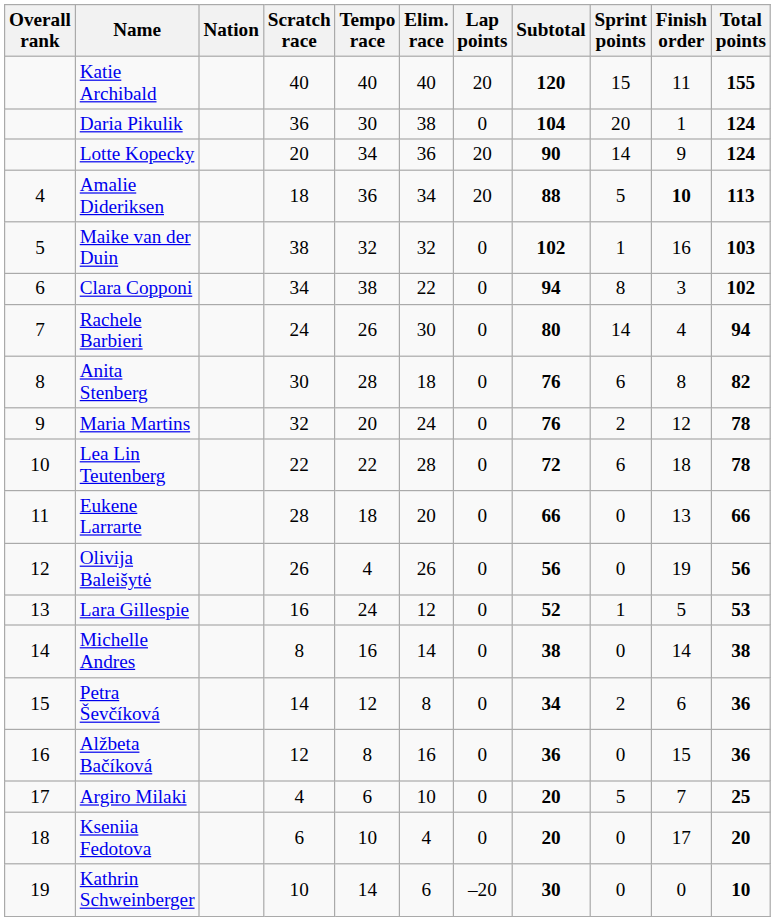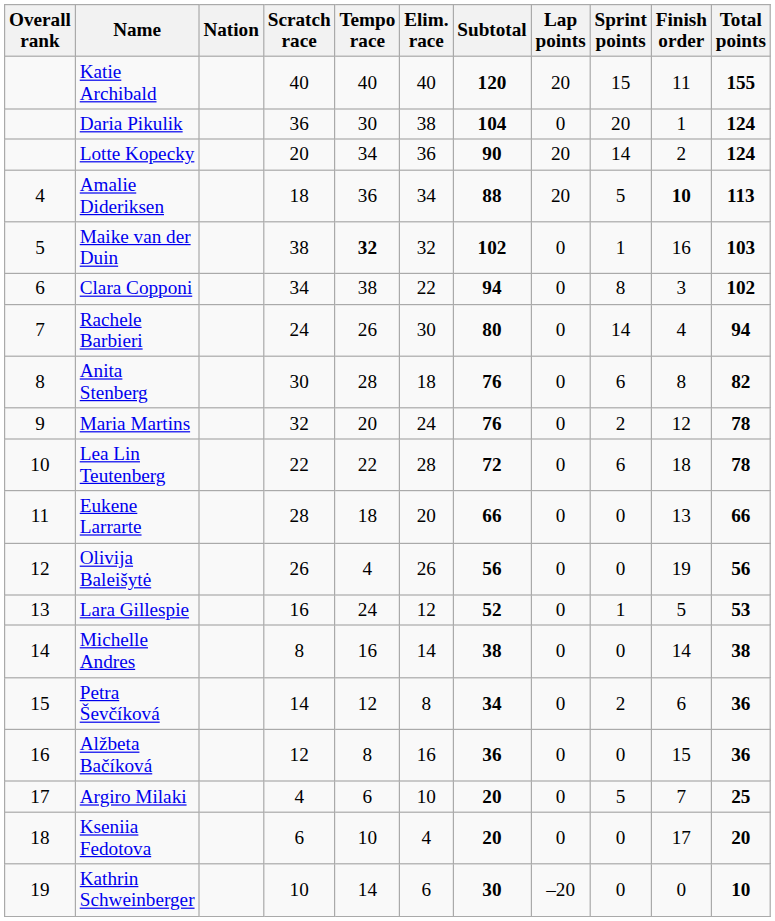columns swapped: (551, 30) <-> (482, 30)
(681, 154) 9 -> (681, 154) 2
(367, 247) normal -> (367, 247) bold
